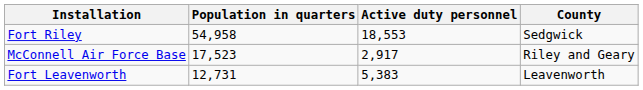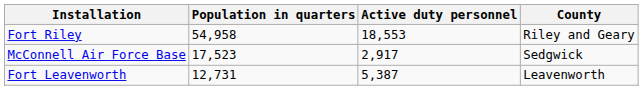(553, 35) Sedgwick -> (579, 35) Riley and Geary
(579, 55) Riley and Geary -> (553, 55) Sedgwick
(380, 75) 5,383 -> (380, 75) 5,387
